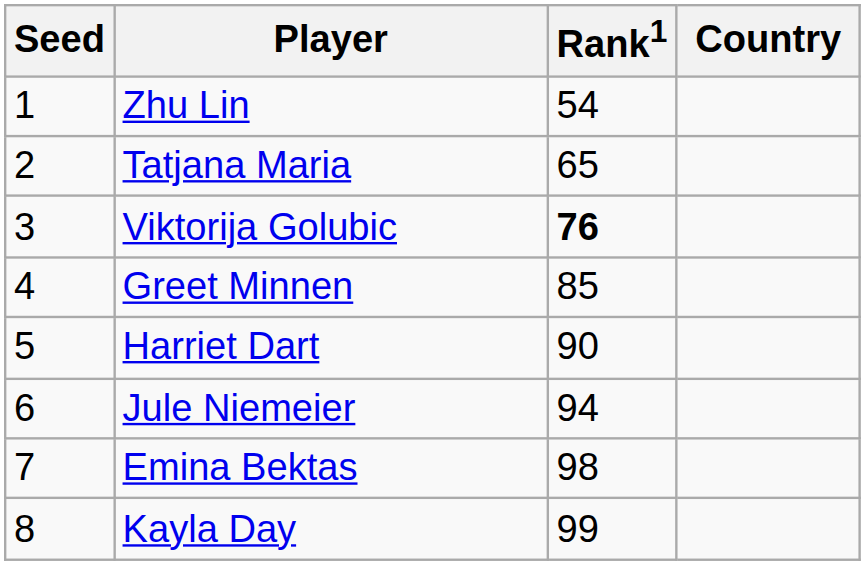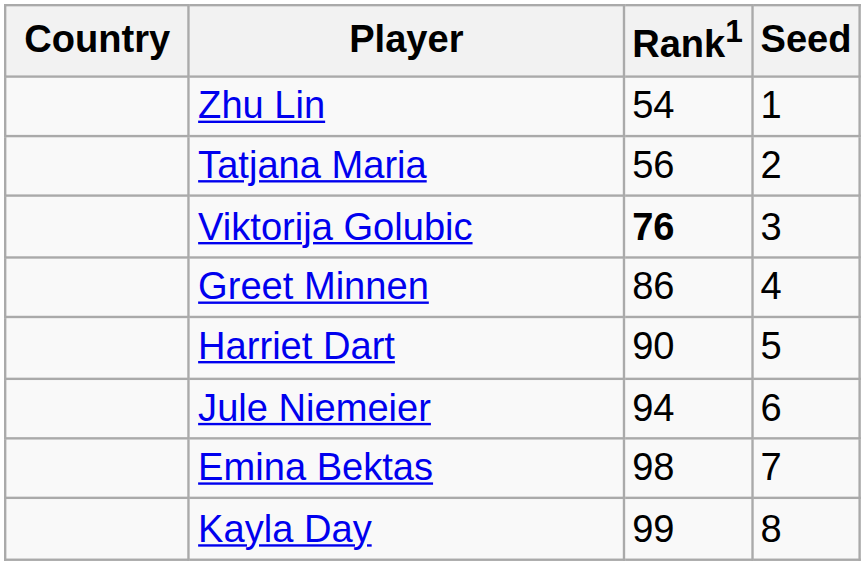columns swapped: (768, 39) <-> (59, 39)
(578, 165) 65 -> (653, 165) 56
(578, 286) 85 -> (653, 286) 86
